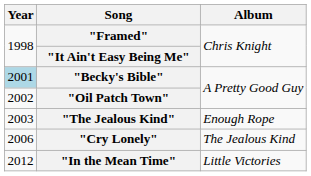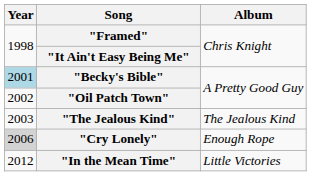(239, 118) Enough Rope -> (249, 118) The Jealous Kind
(21, 139) no background -> (21, 139) lightgrey background
(249, 139) The Jealous Kind -> (239, 139) Enough Rope
